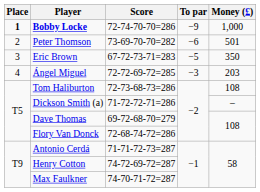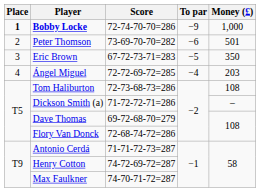(193, 73) −3 -> (193, 73) −4
